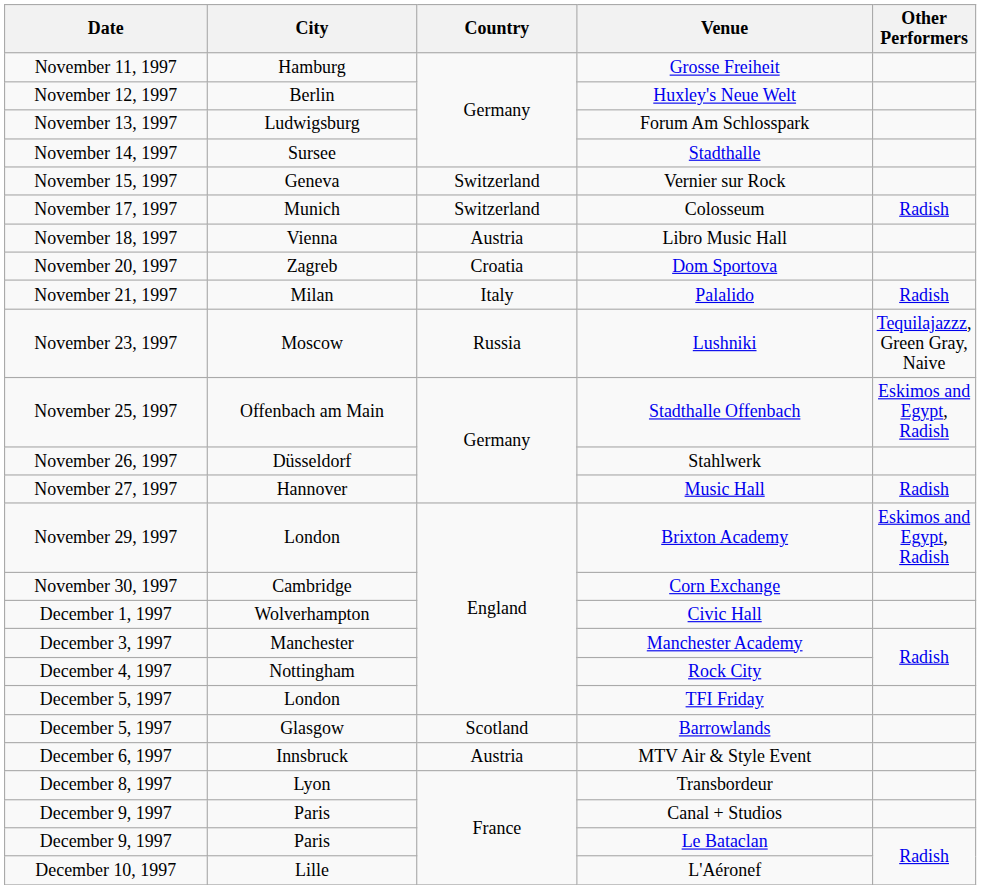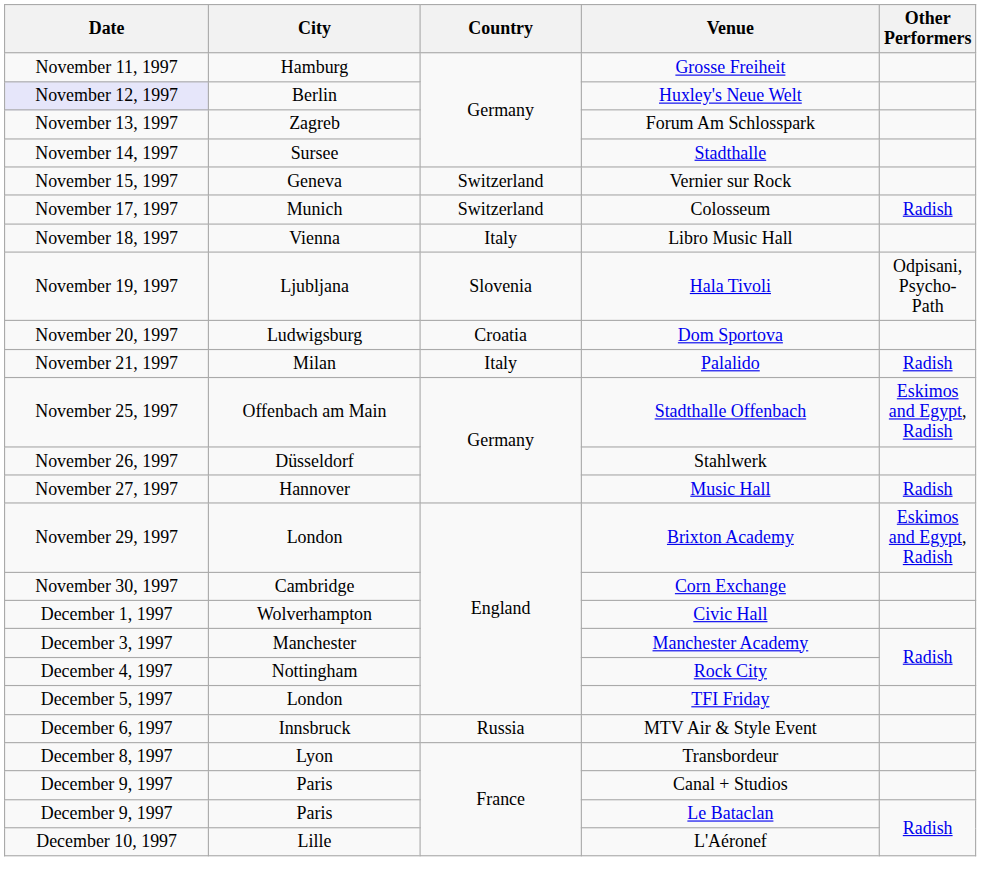(106, 95) no background -> (107, 95) lavender background
(312, 124) Ludwigsburg -> (315, 124) Zagreb
(497, 237) Austria -> (501, 237) Italy
+ row: (730, 286)
(312, 266) Zagreb -> (315, 334) Ludwigsburg
- row: (725, 343)
- row: (725, 728)
(497, 756) Austria -> (501, 728) Russia
